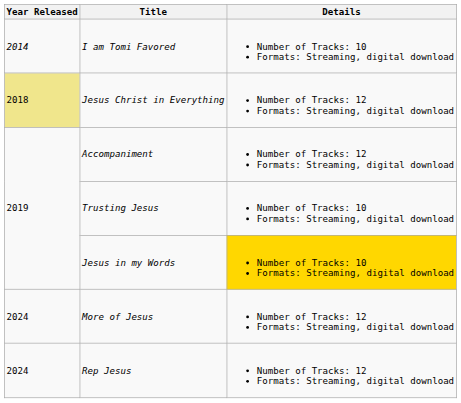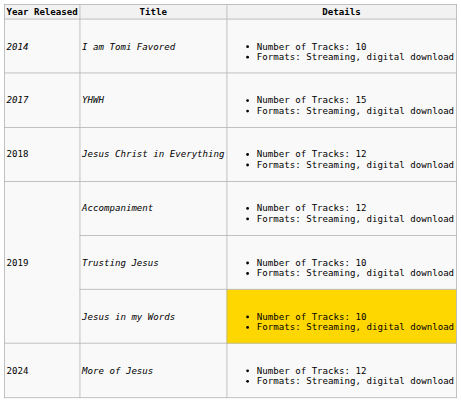+ row: (93, 100)
(17, 100) khaki background -> (17, 154) no background
- row: (107, 370)
